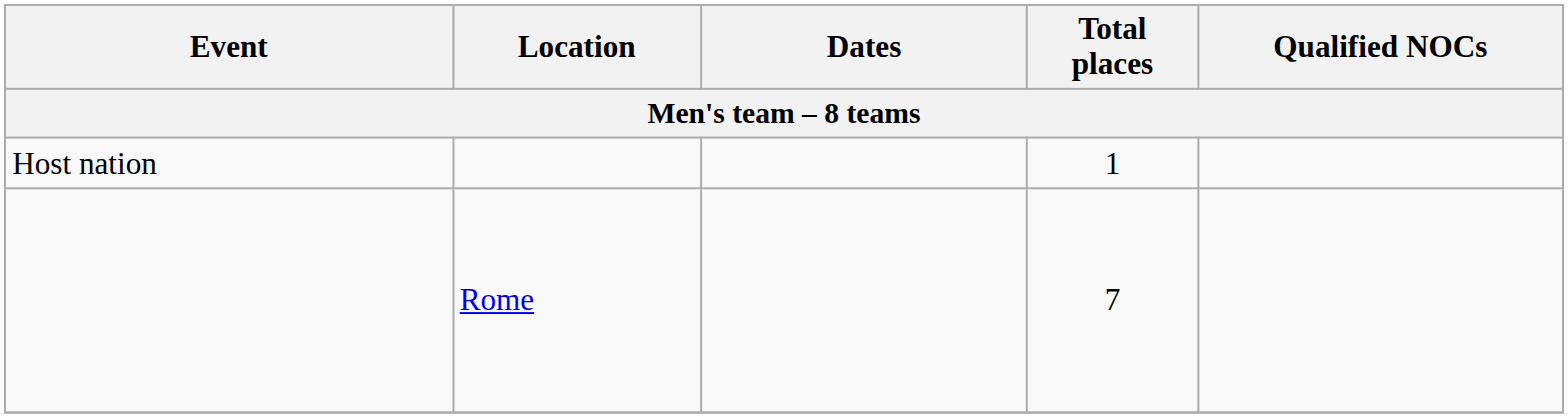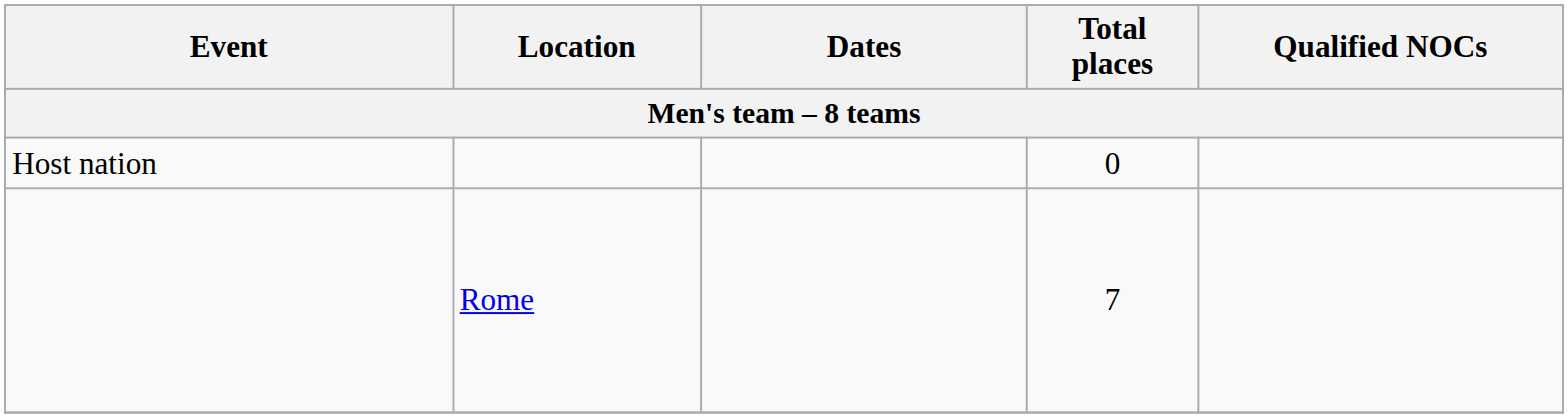(1112, 162) 1 -> (1112, 162) 0
